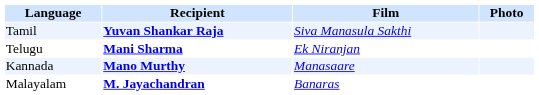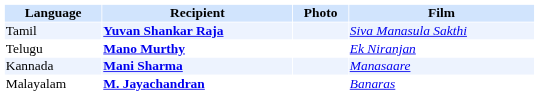columns swapped: (386, 13) <-> (507, 13)
(143, 48) Mani Sharma -> (144, 48) Mano Murthy
(144, 66) Mano Murthy -> (143, 66) Mani Sharma
